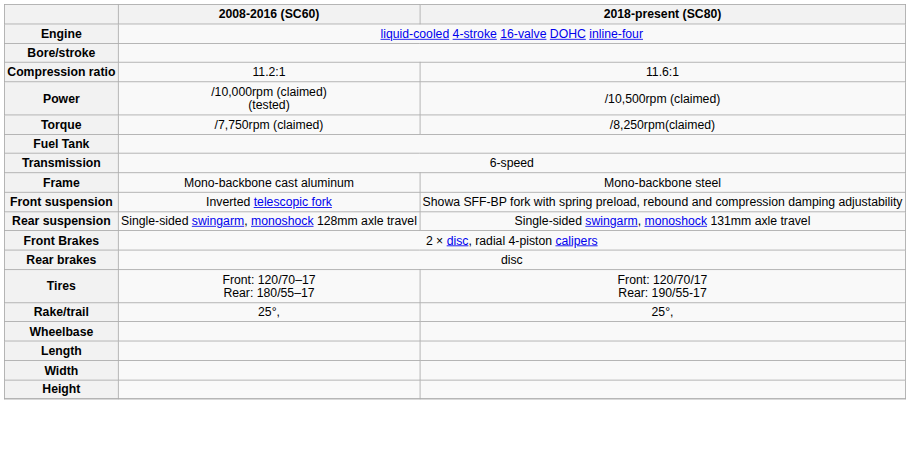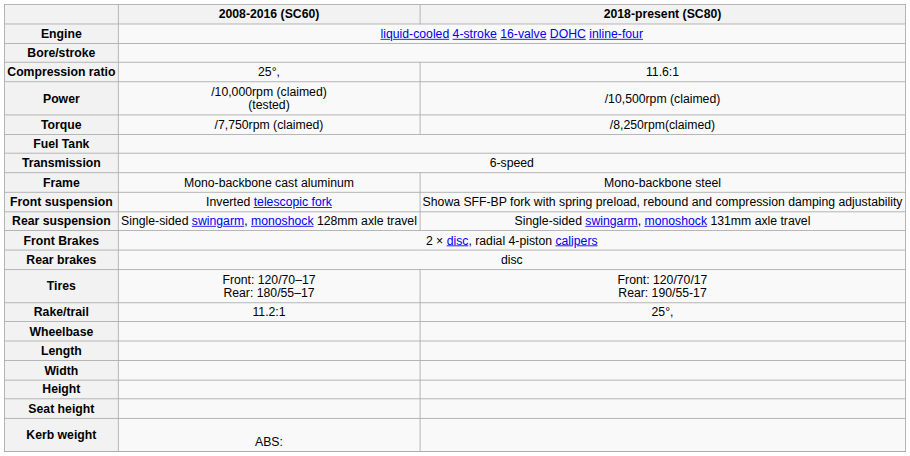(269, 72) 11.2:1 -> (269, 72) 25°,
(269, 312) 25°, -> (269, 312) 11.2:1
+ row: (61, 409)
+ row: (61, 435)
